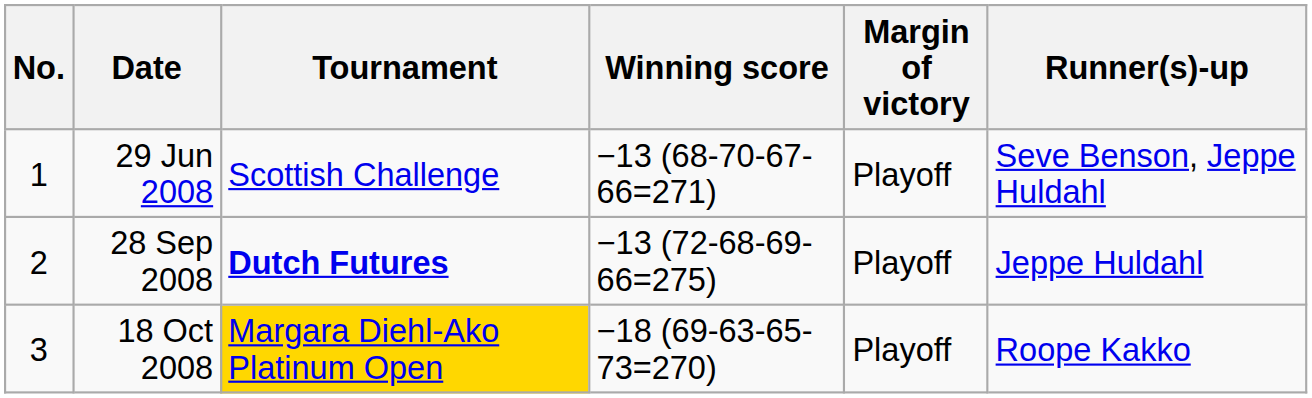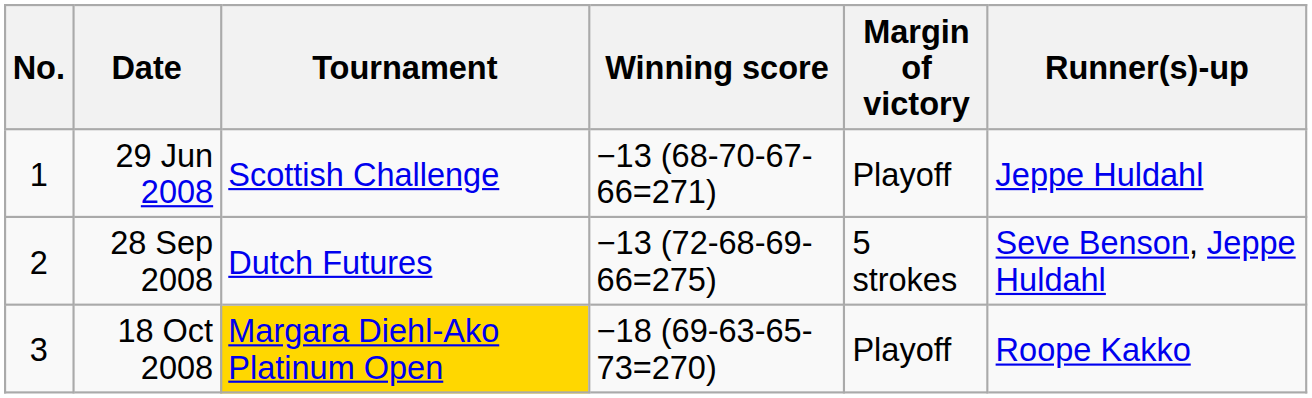(1146, 173) Seve Benson, Jeppe Huldahl -> (1100, 173) Jeppe Huldahl
(338, 261) bold -> (330, 261) normal
(902, 261) Playoff -> (905, 261) 5 strokes
(1100, 261) Jeppe Huldahl -> (1146, 261) Seve Benson, Jeppe Huldahl
